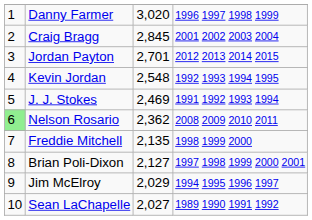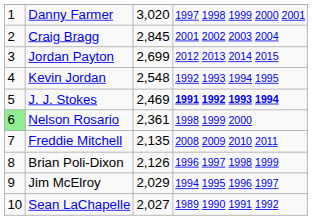(227, 15) 1996 1997 1998 1999 -> (240, 15) 1997 1998 1999 2000 2001
(153, 57) 2,701 -> (153, 57) 2,699
(227, 99) normal -> (227, 99) bold
(153, 120) 2,362 -> (153, 120) 2,361
(227, 120) 2008 2009 2010 2011 -> (214, 120) 1998 1999 2000
(214, 141) 1998 1999 2000 -> (227, 141) 2008 2009 2010 2011
(153, 162) 2,127 -> (153, 162) 2,126
(240, 162) 1997 1998 1999 2000 2001 -> (227, 162) 1996 1997 1998 1999
